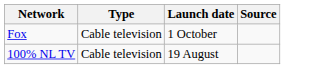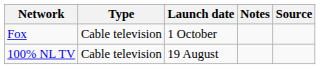+ column: (255, 14)
